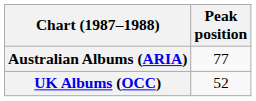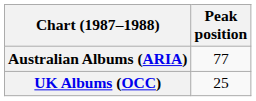(221, 83) 52 -> (221, 83) 25
